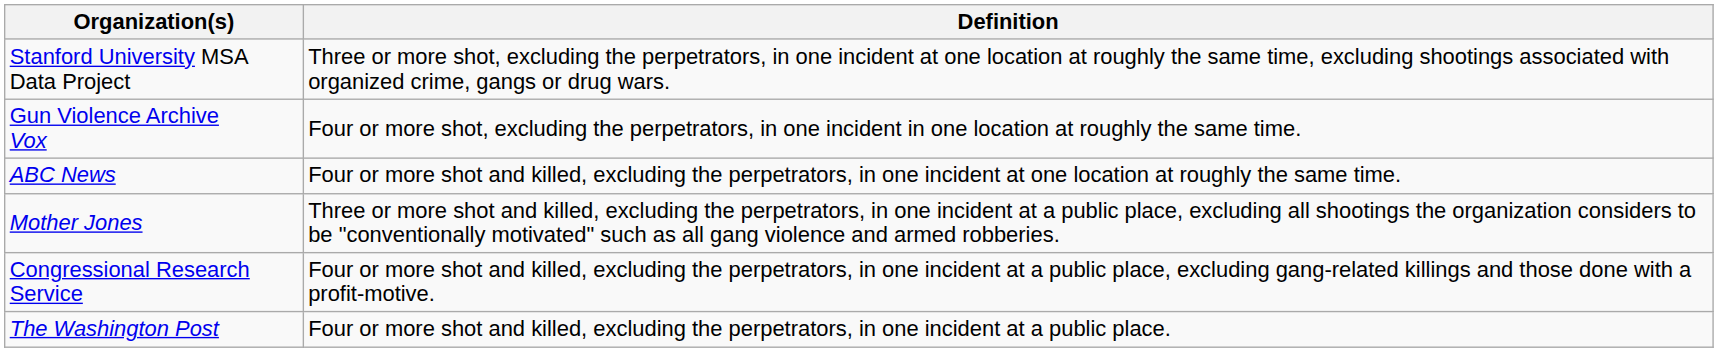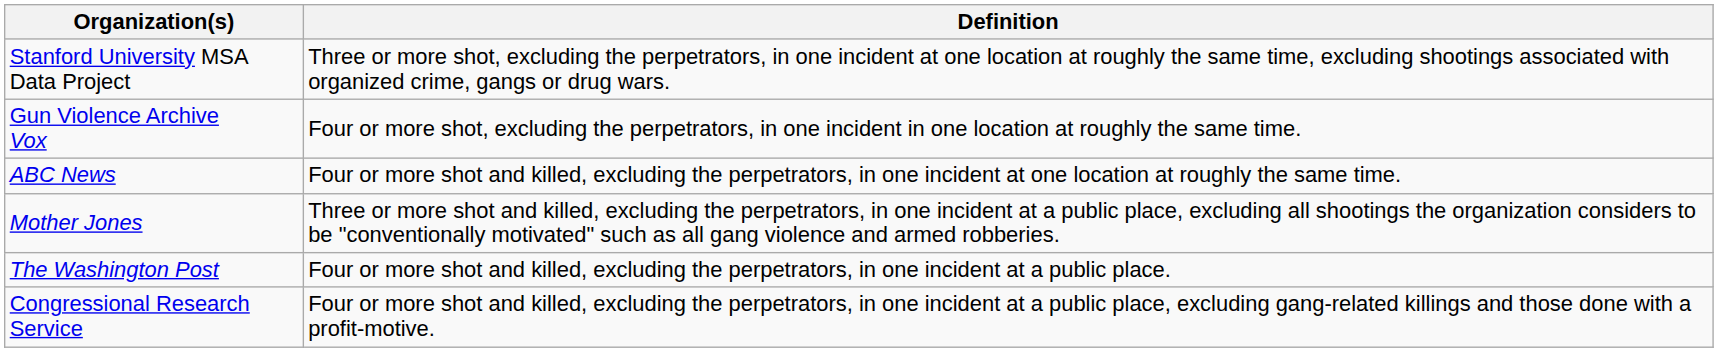rows swapped: (114, 329) <-> (130, 282)
